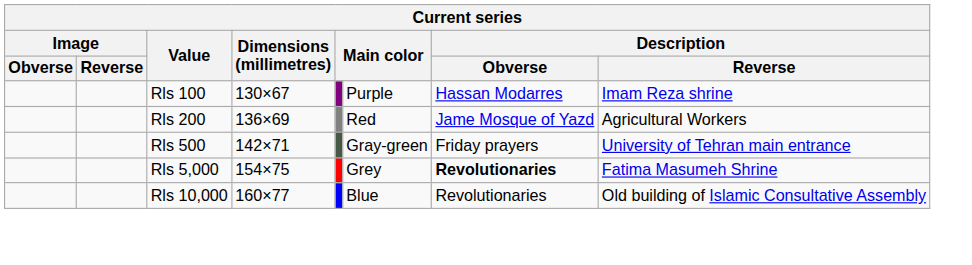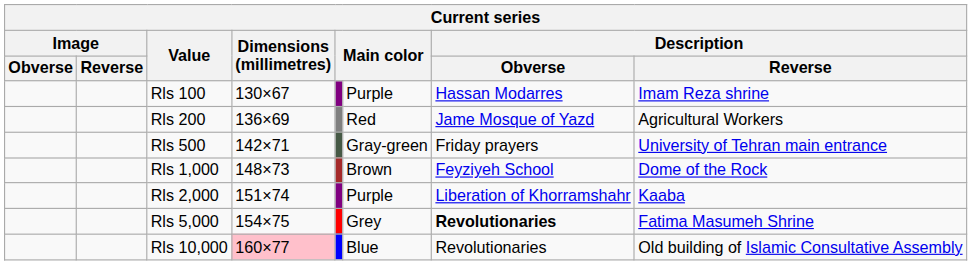+ row: (185, 171)
+ row: (185, 196)
(262, 196) no background -> (262, 247) pink background
